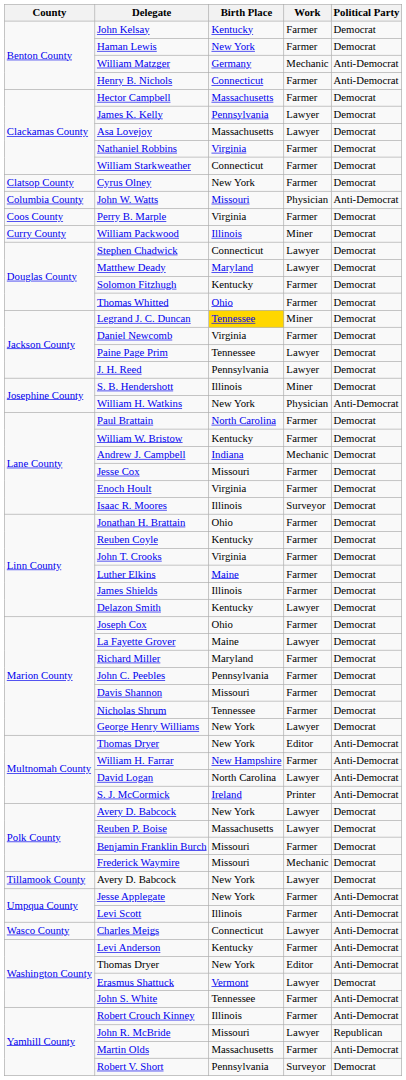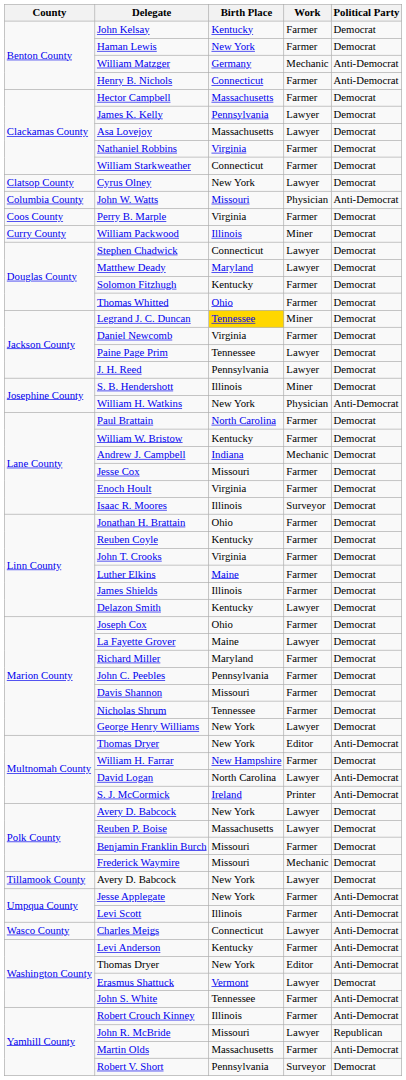(302, 183) Farmer -> (303, 183) Lawyer
(366, 761) Anti-Democrat -> (355, 761) Democrat
